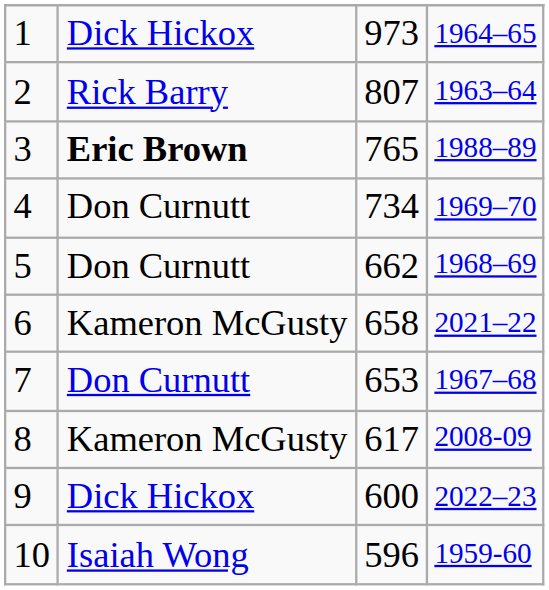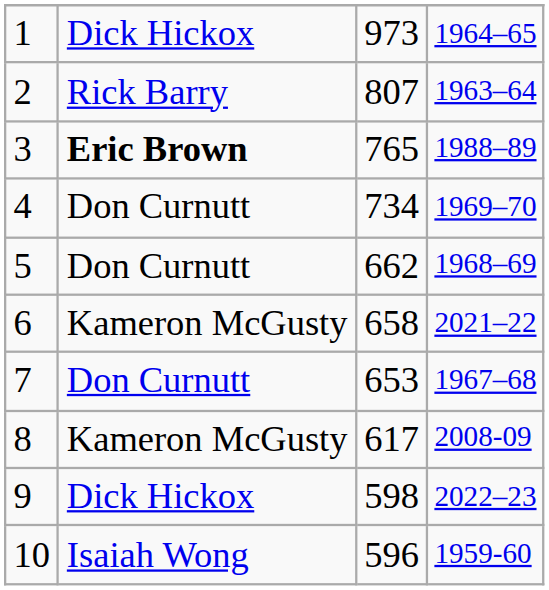(392, 496) 600 -> (392, 496) 598
